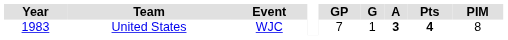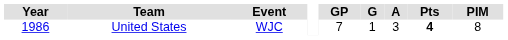(35, 27) 1983 -> (35, 27) 1986
(396, 27) bold -> (396, 27) normal
